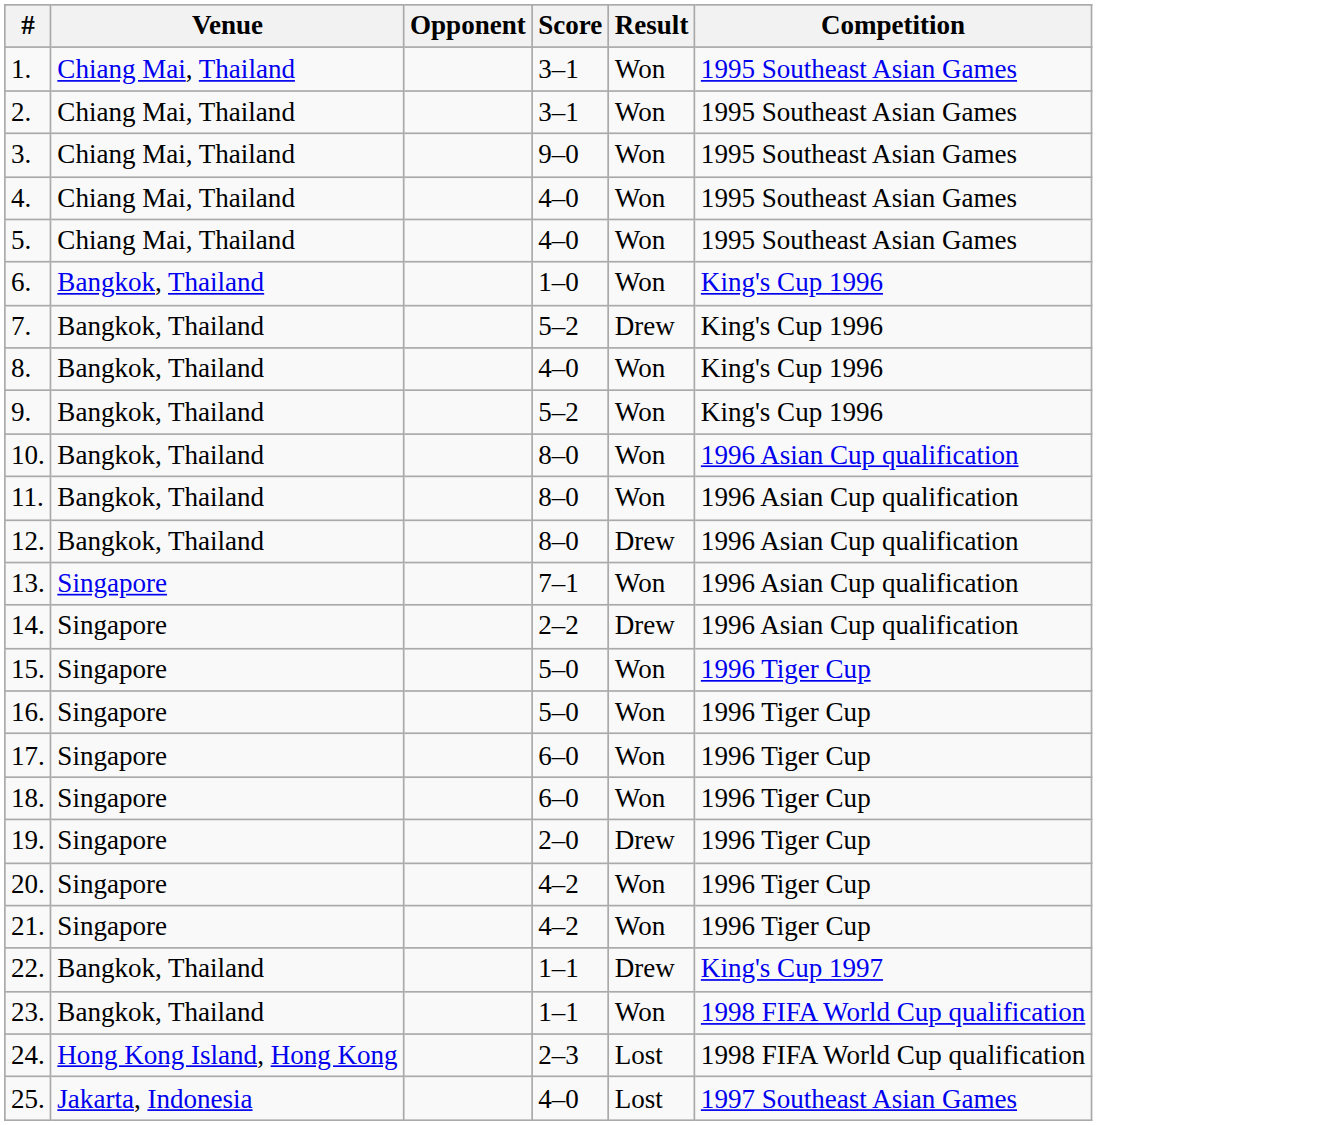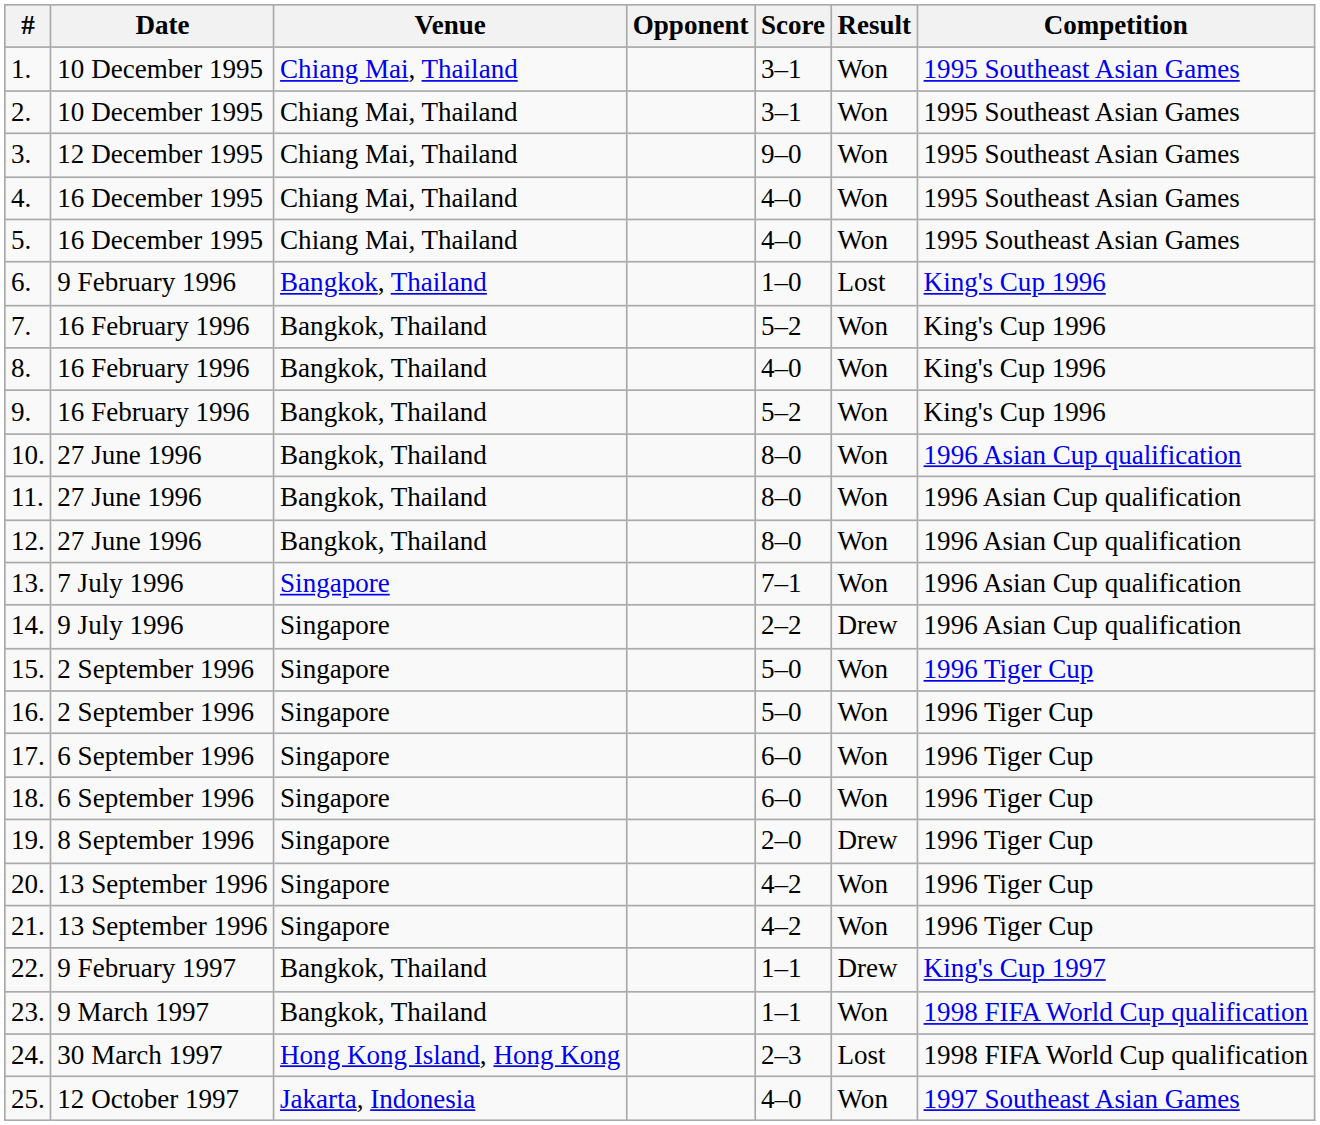+ column: (162, 25)
(640, 283) Won -> (862, 283) Lost
(645, 326) Drew -> (863, 326) Won
(645, 540) Drew -> (863, 540) Won
(639, 1098) Lost -> (863, 1098) Won
